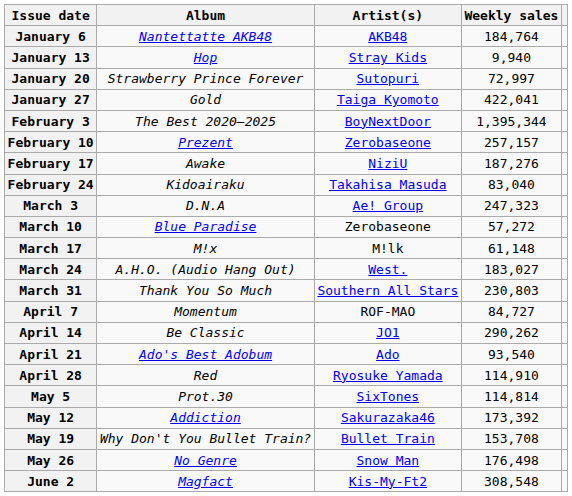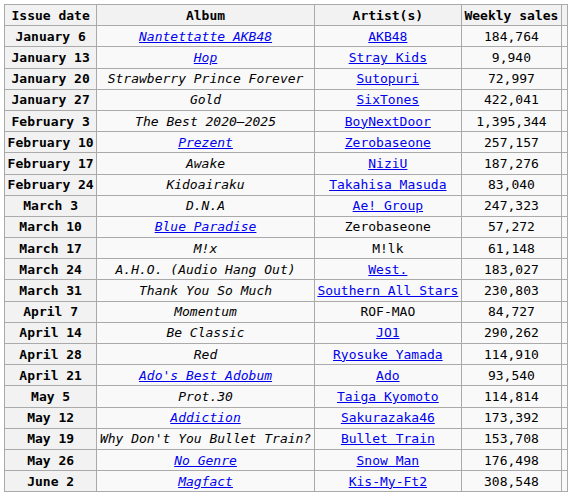(388, 100) Taiga Kyomoto -> (388, 100) SixTones
rows swapped: (51, 354) <-> (51, 375)
(388, 396) SixTones -> (388, 396) Taiga Kyomoto
